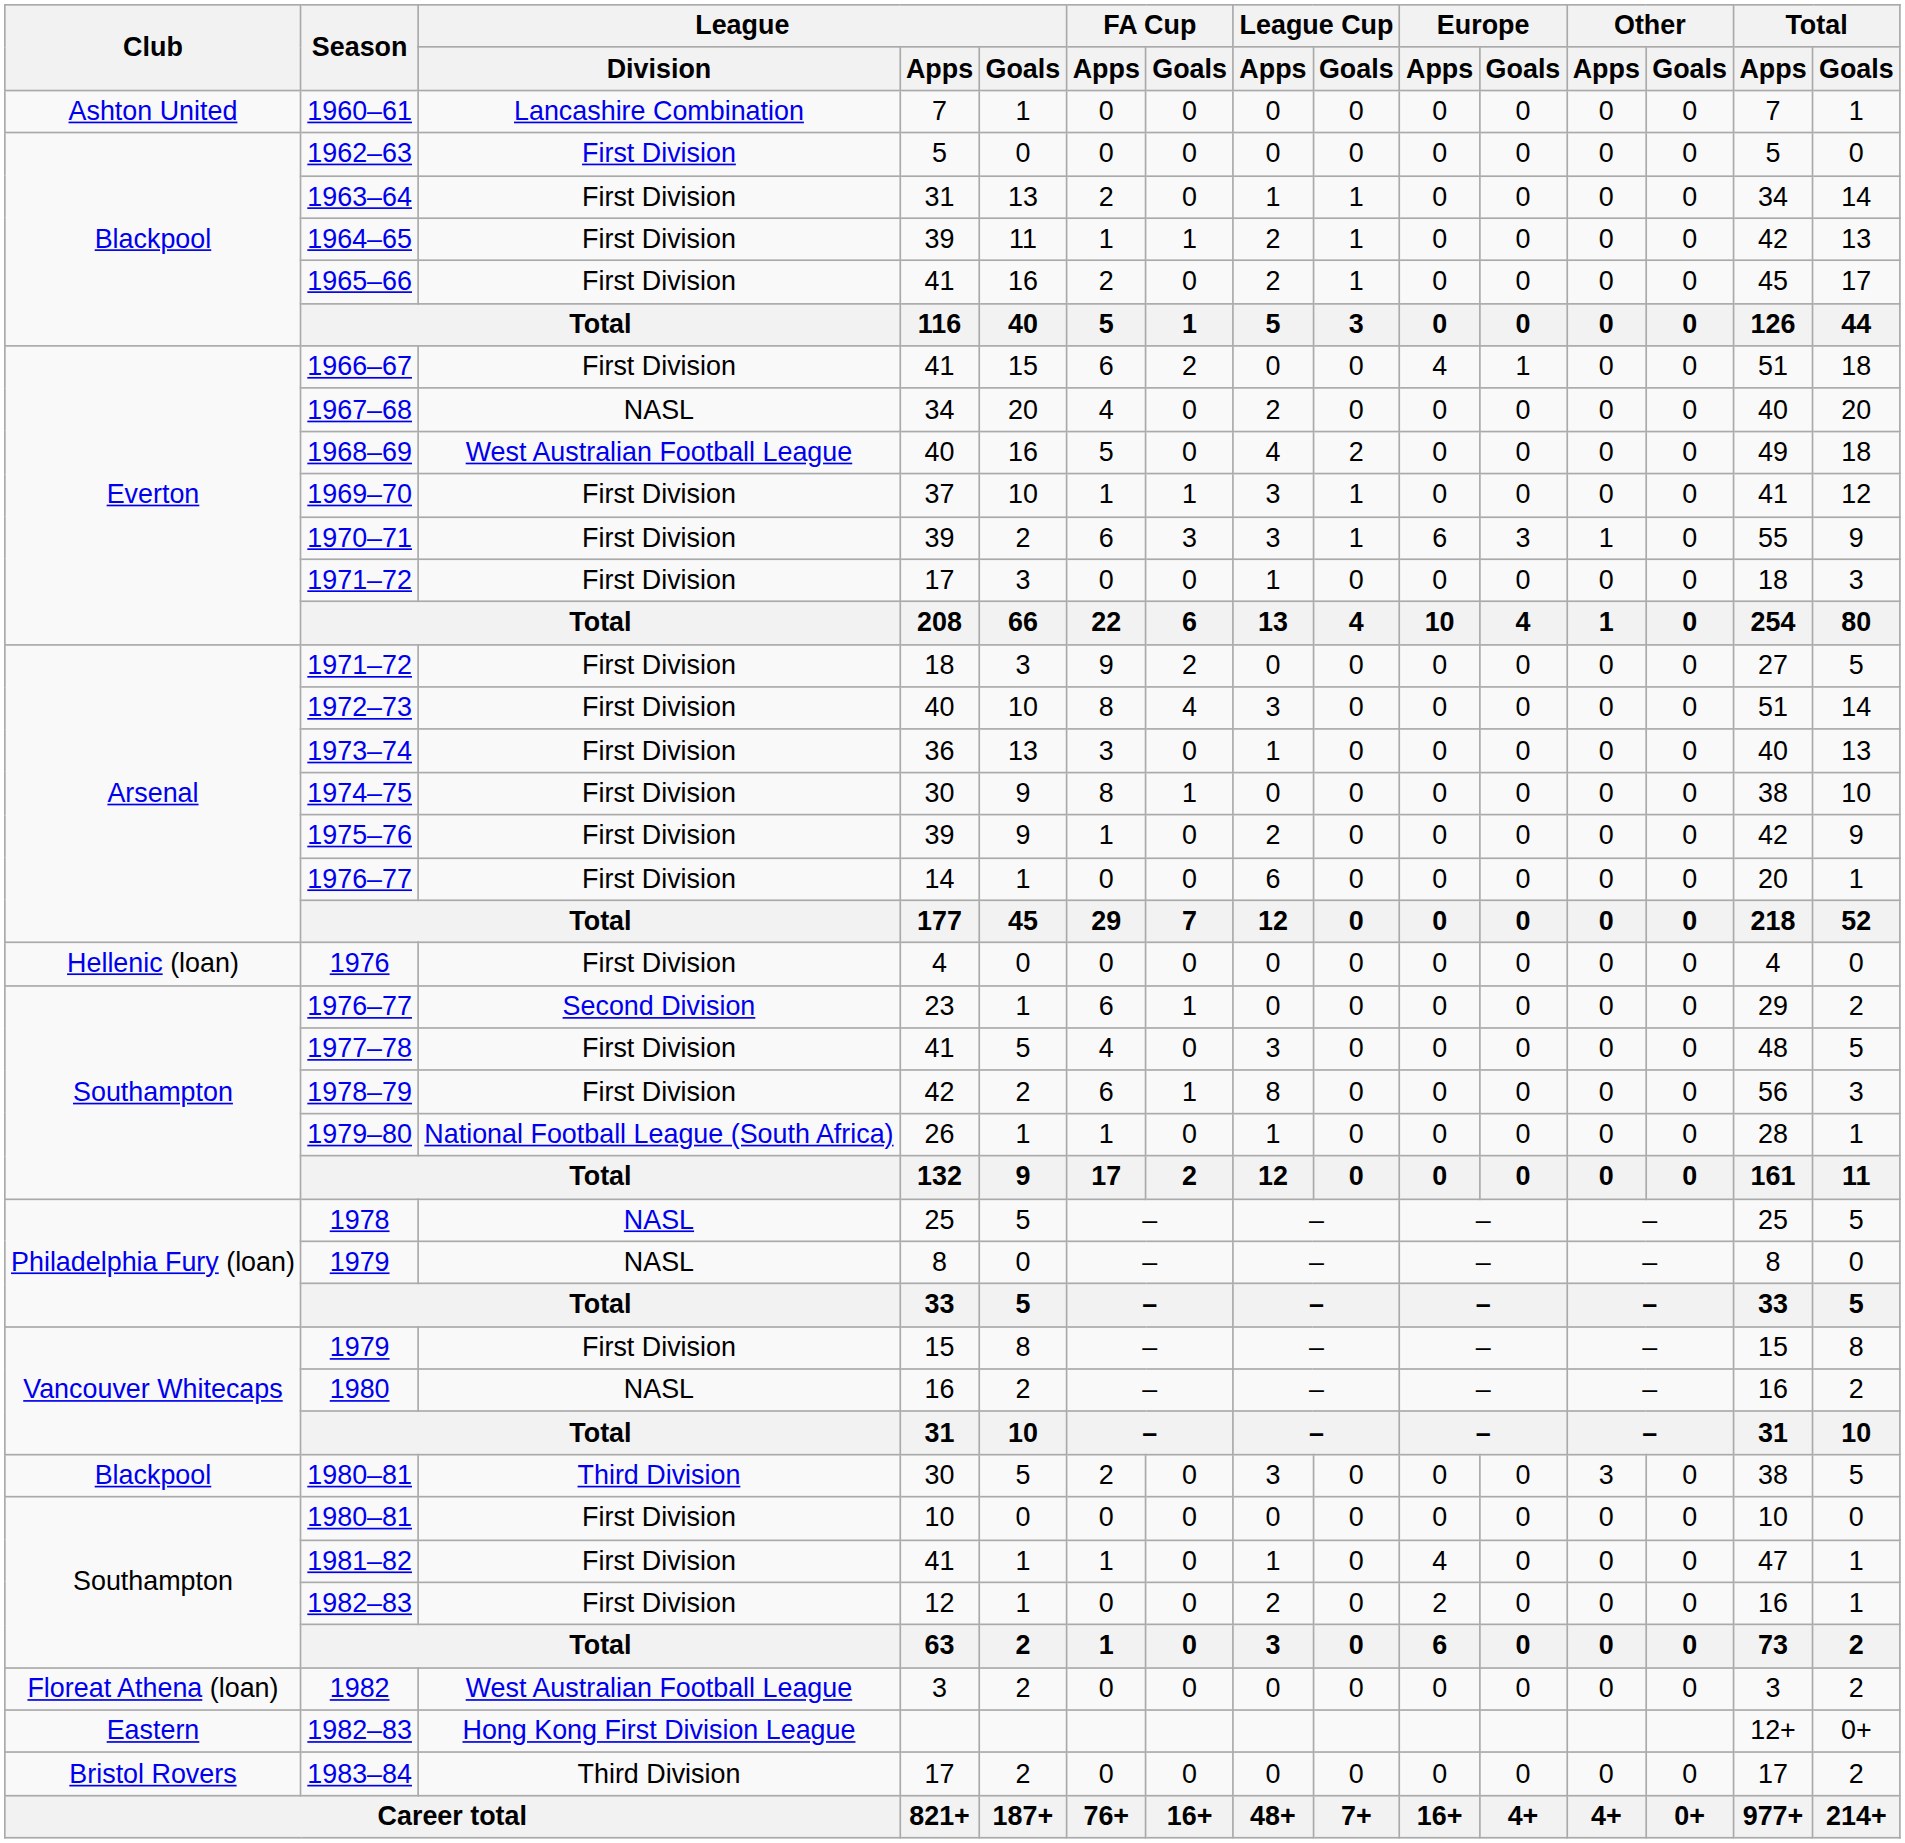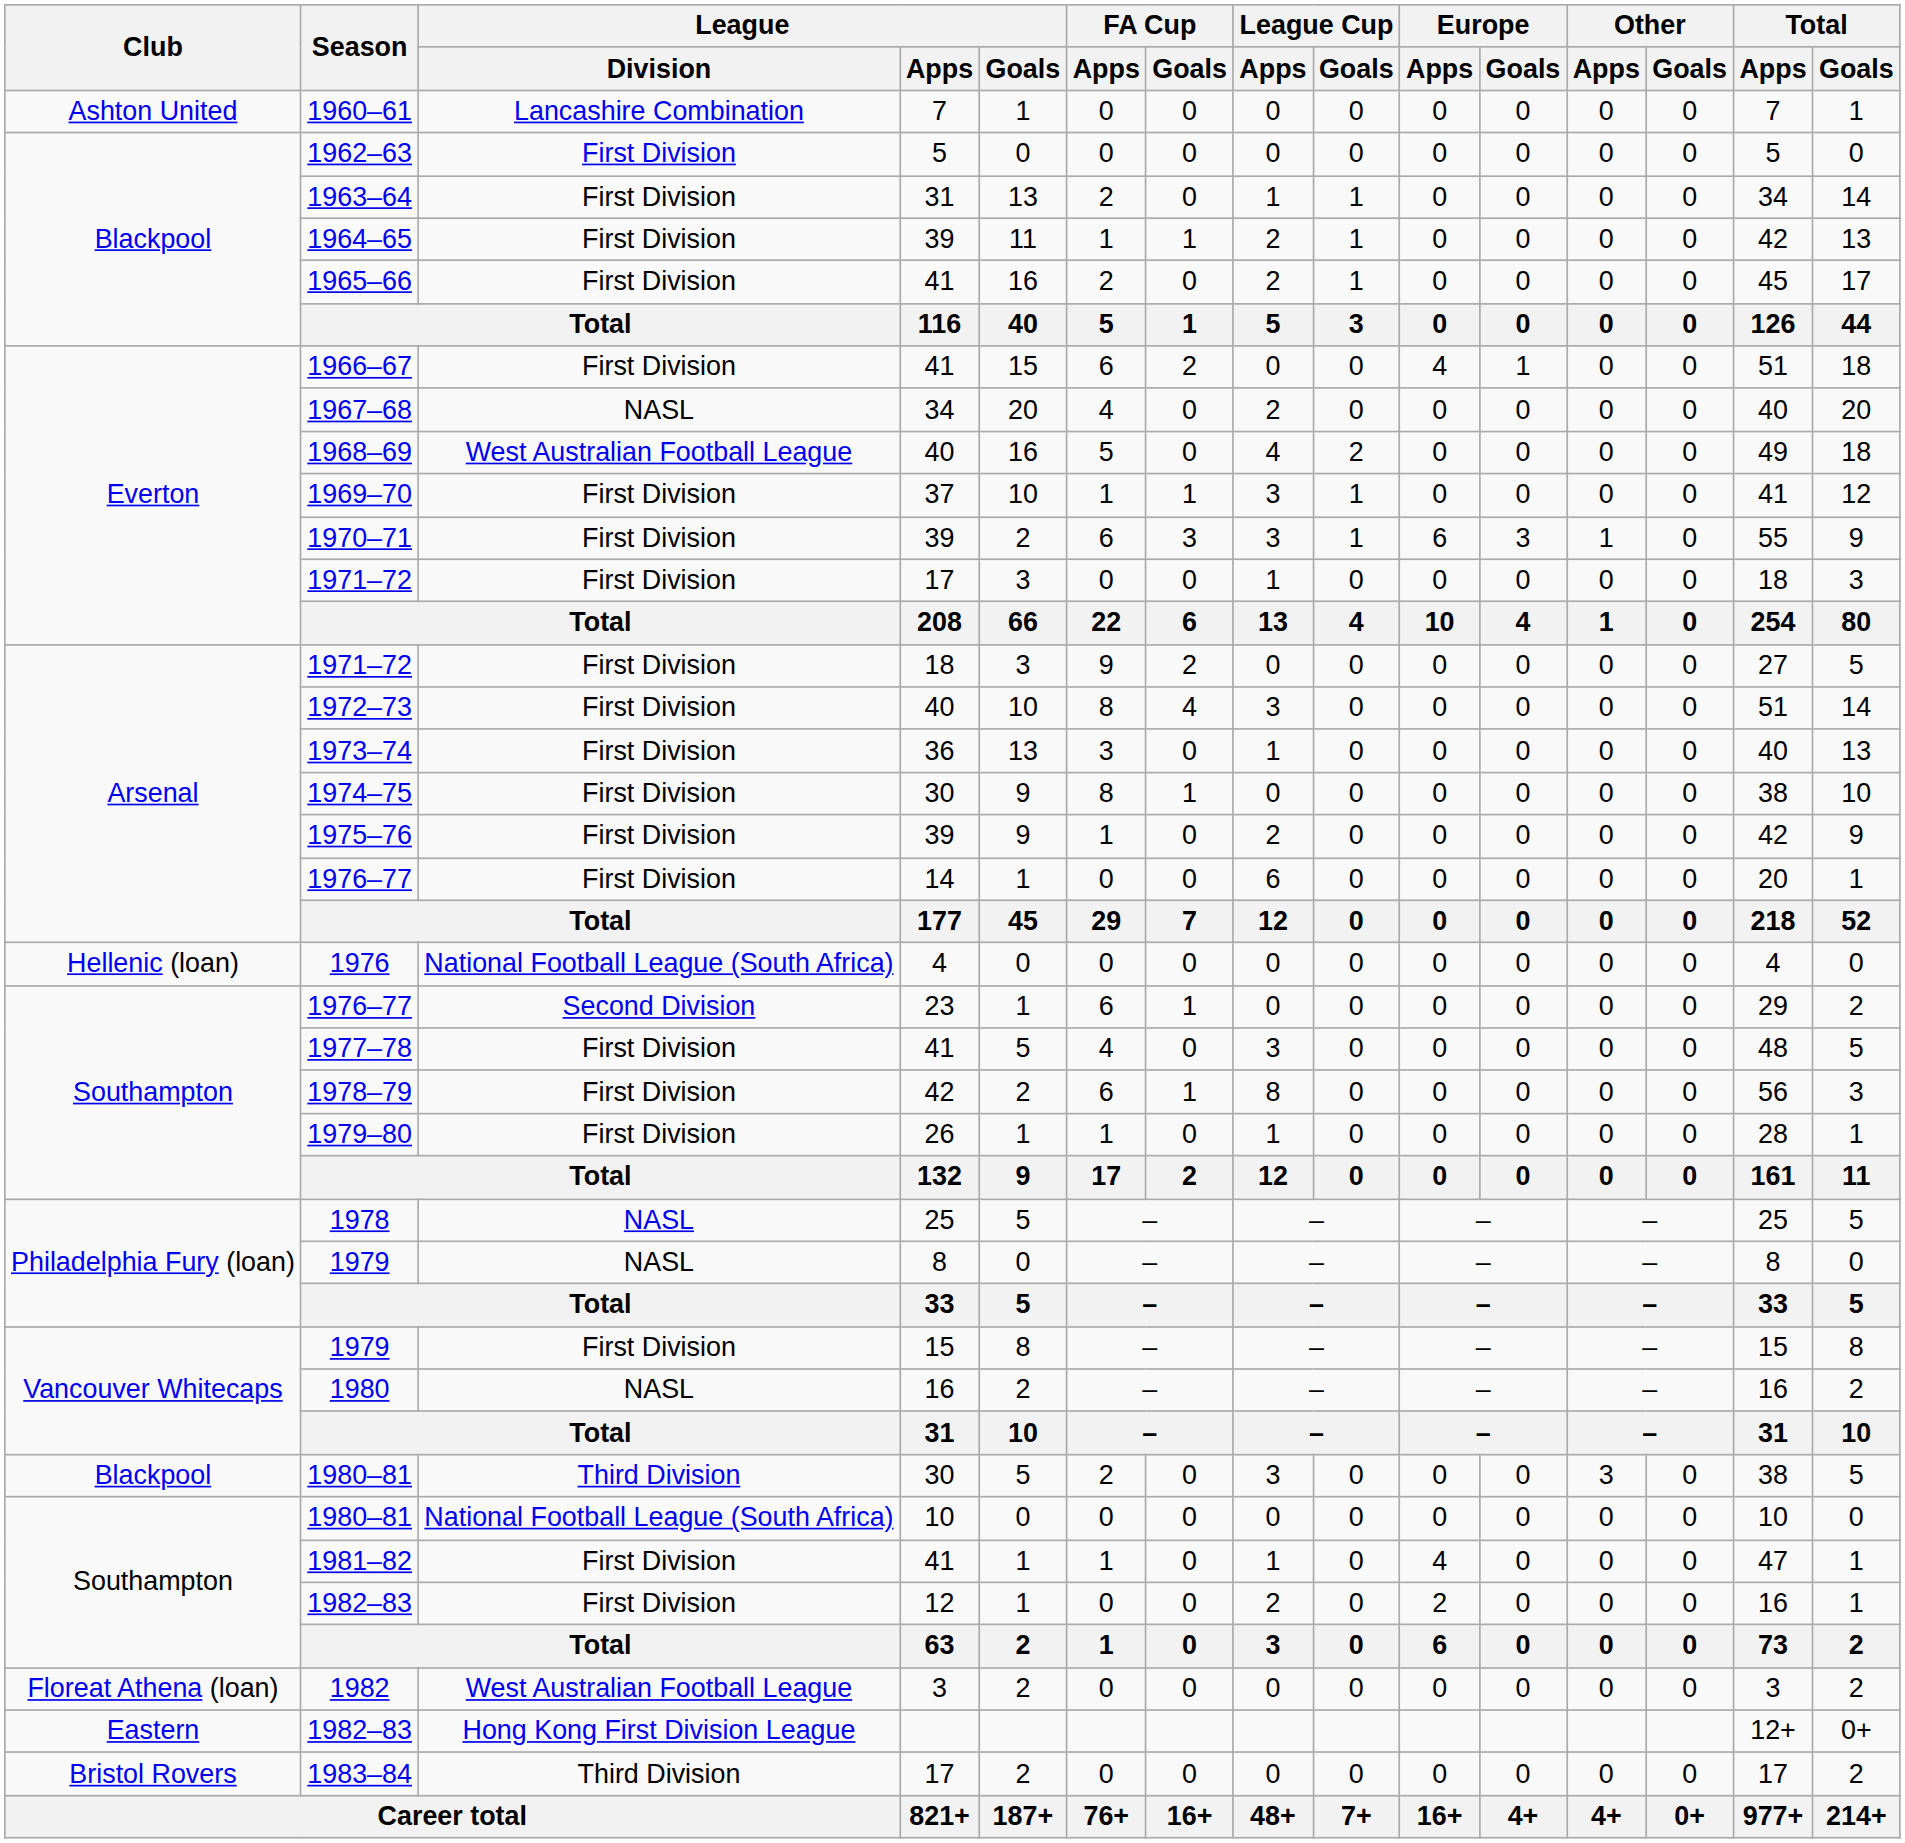(659, 963) First Division -> (659, 963) National Football League (South Africa)
(659, 1134) National Football League (South Africa) -> (659, 1134) First Division
(659, 1517) First Division -> (659, 1517) National Football League (South Africa)
